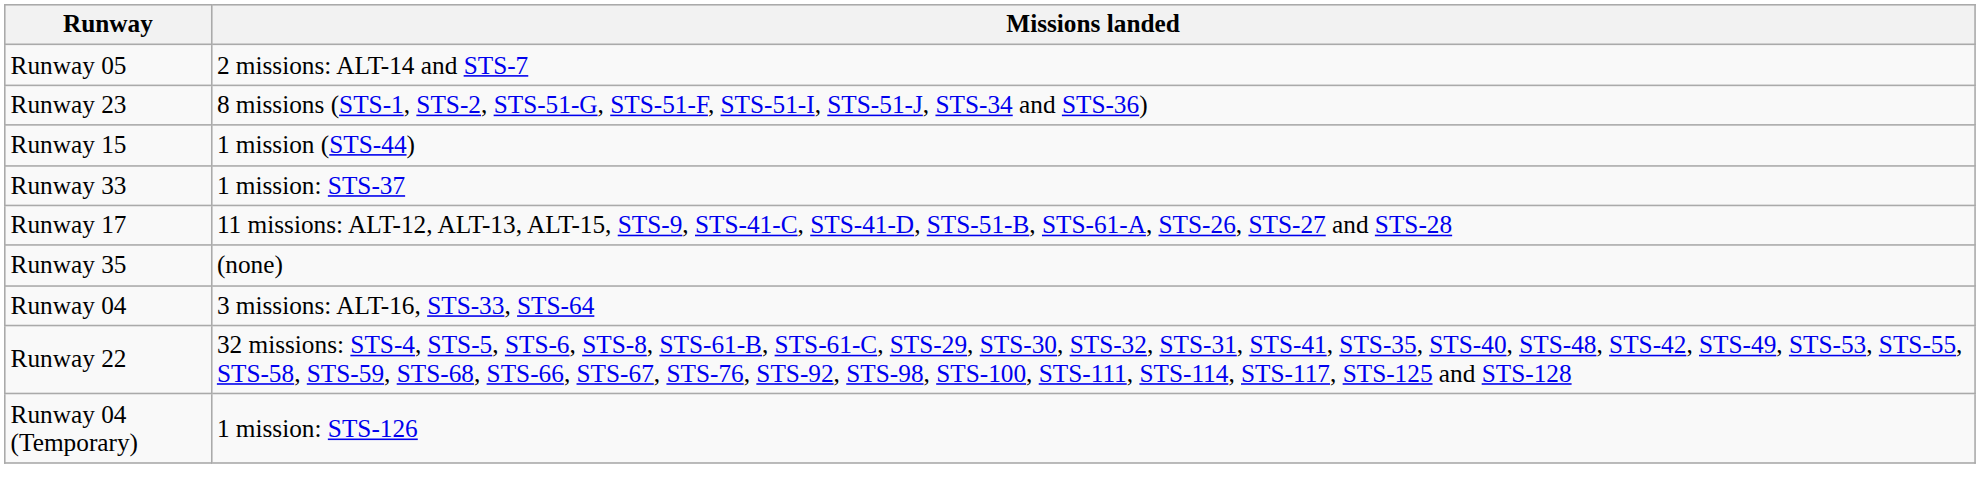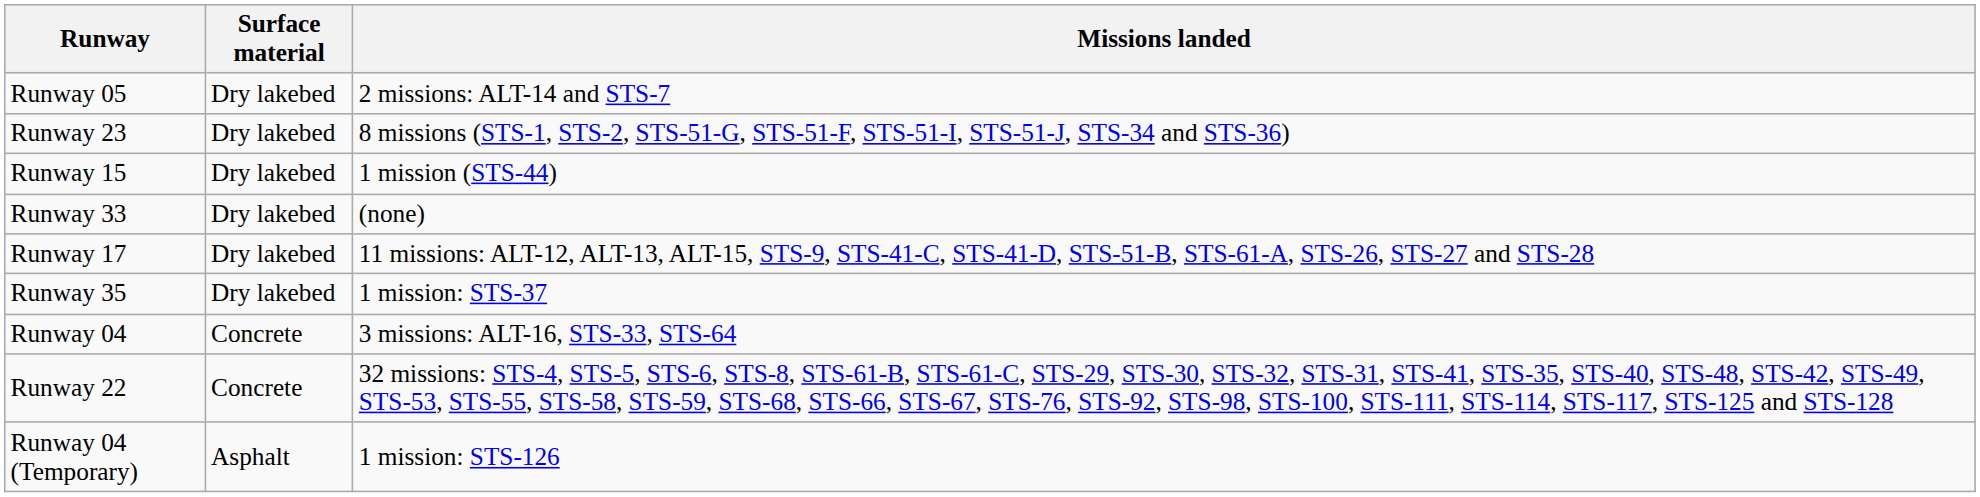+ column: (279, 38)
(311, 184) 1 mission: STS-37 -> (392, 213) (none)
(250, 265) (none) -> (453, 293) 1 mission: STS-37
